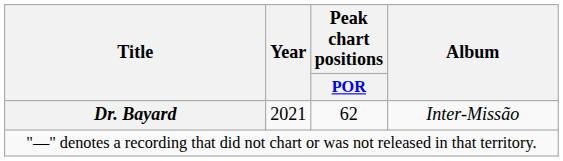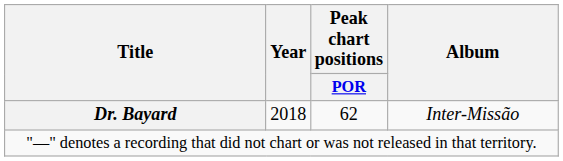(288, 115) 2021 -> (288, 115) 2018
